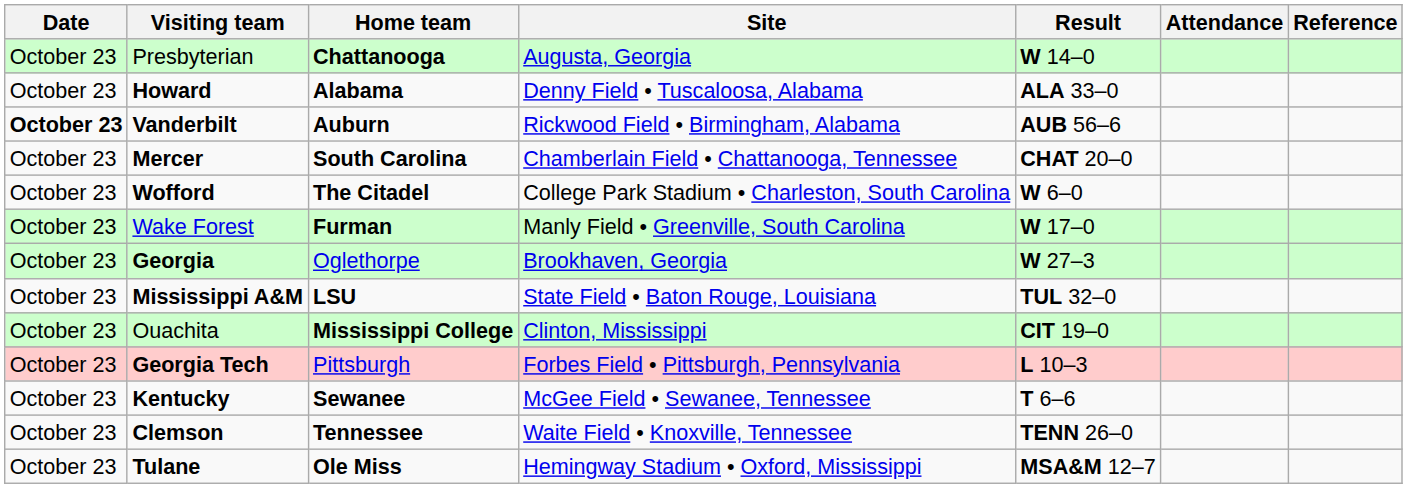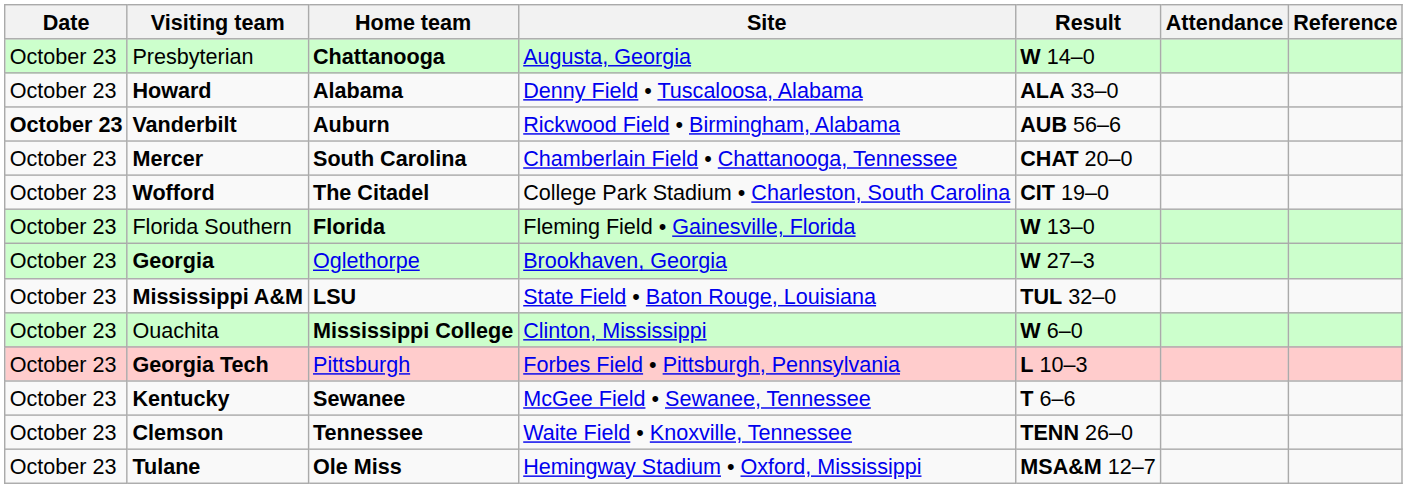(1051, 193) W 6–0 -> (1065, 193) CIT 19–0
+ row: (212, 227)
- row: (193, 227)
(1065, 330) CIT 19–0 -> (1051, 330) W 6–0
